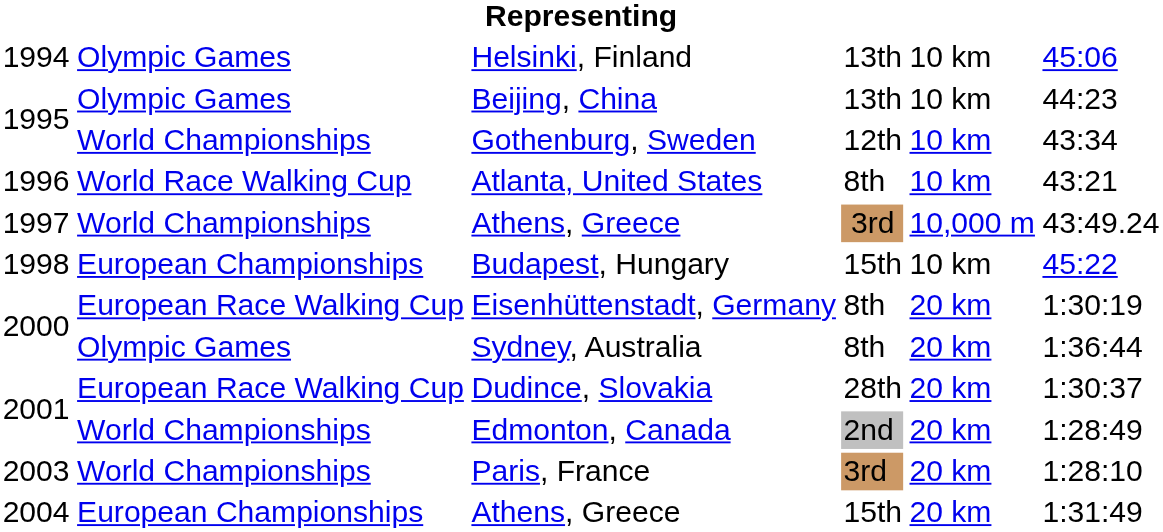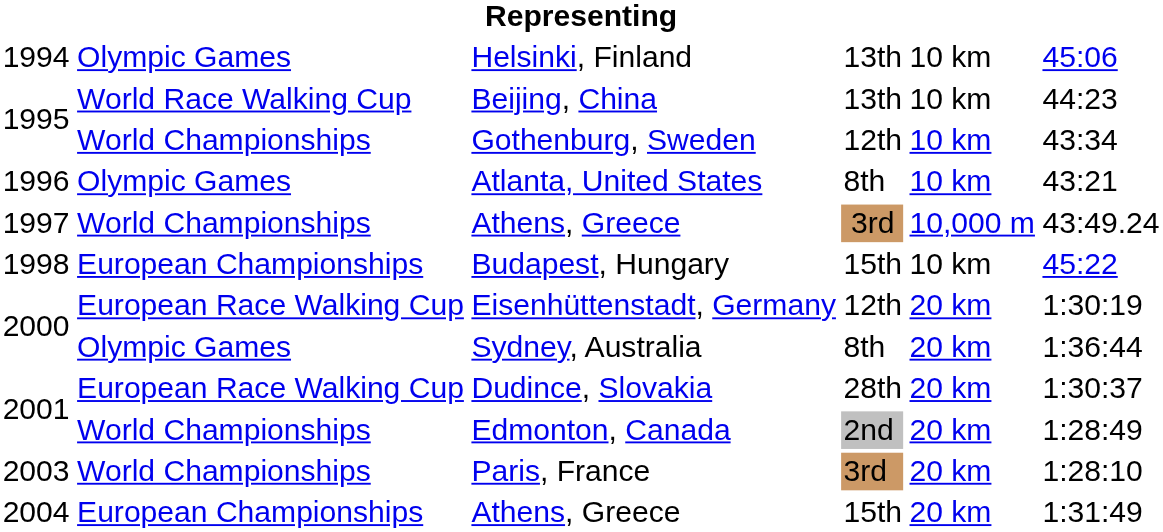(184, 98) Olympic Games -> (244, 98) World Race Walking Cup
(244, 181) World Race Walking Cup -> (184, 181) Olympic Games
(864, 305) 8th -> (873, 305) 12th
